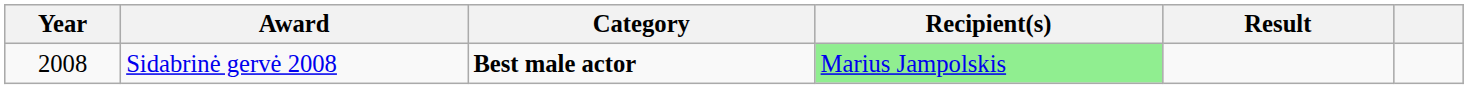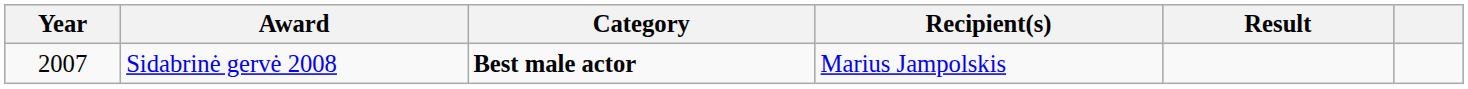(63, 63) 2008 -> (63, 63) 2007
(913, 63) lightgreen background -> (913, 63) no background
